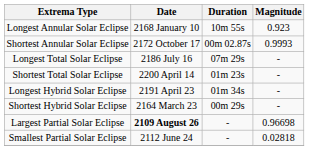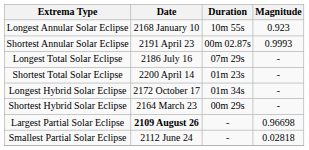(167, 43) 2172 October 17 -> (167, 43) 2191 April 23
(167, 91) 2191 April 23 -> (167, 91) 2172 October 17
